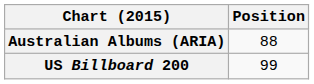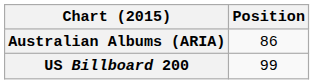(269, 41) 88 -> (269, 41) 86
